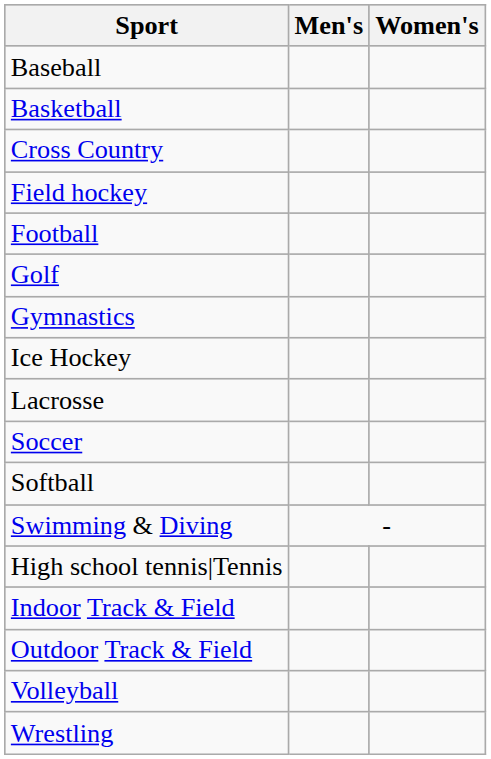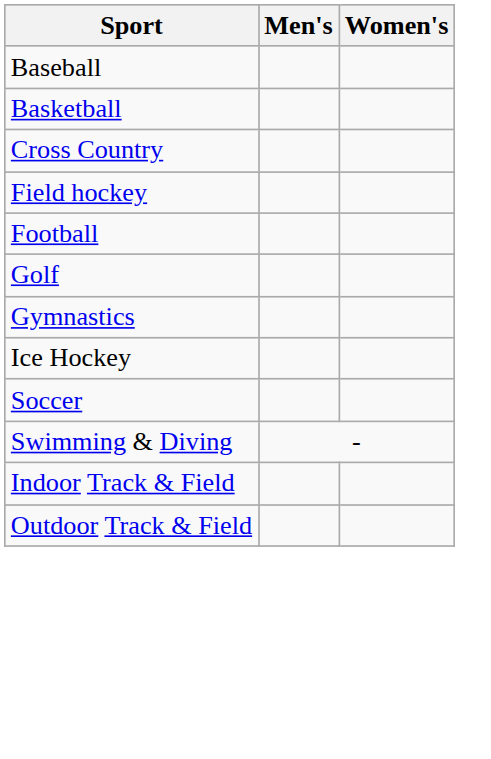- row: (57, 399)
- row: (52, 483)
- row: (147, 566)
- row: (65, 691)
- row: (62, 732)
